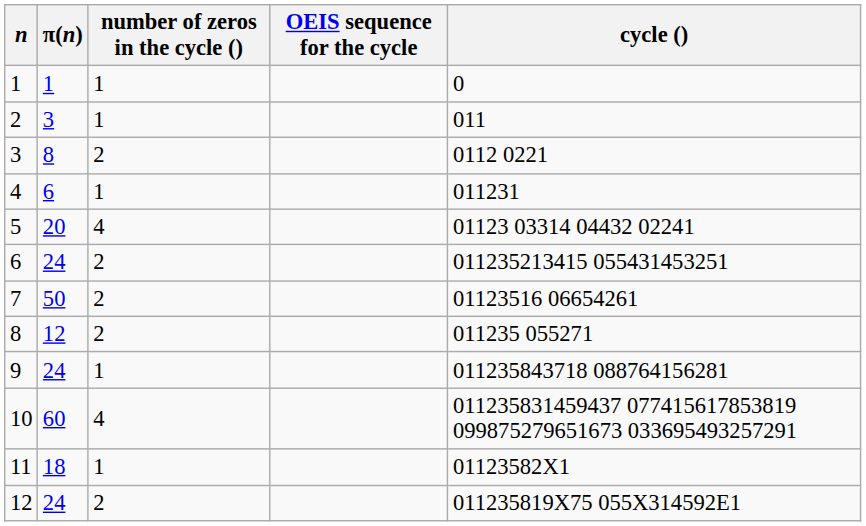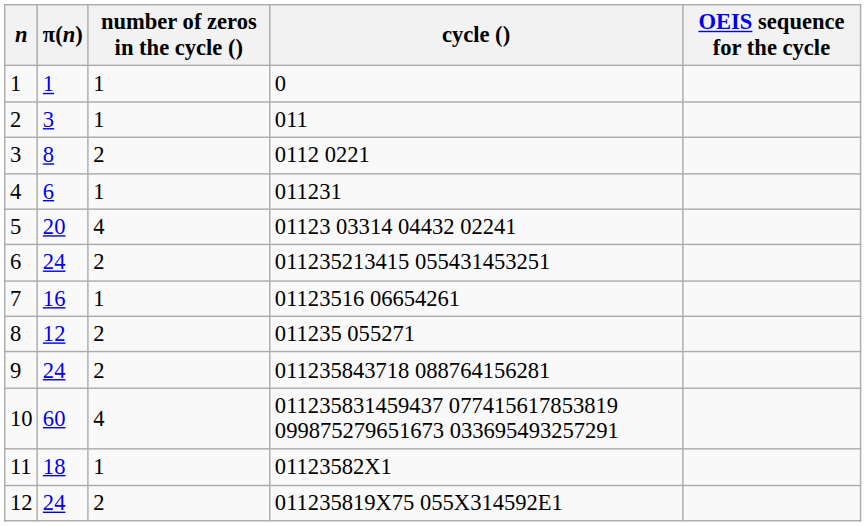columns swapped: (654, 35) <-> (359, 35)
(54, 298) 50 -> (54, 298) 16
(99, 298) 2 -> (99, 298) 1
(99, 369) 1 -> (99, 369) 2
